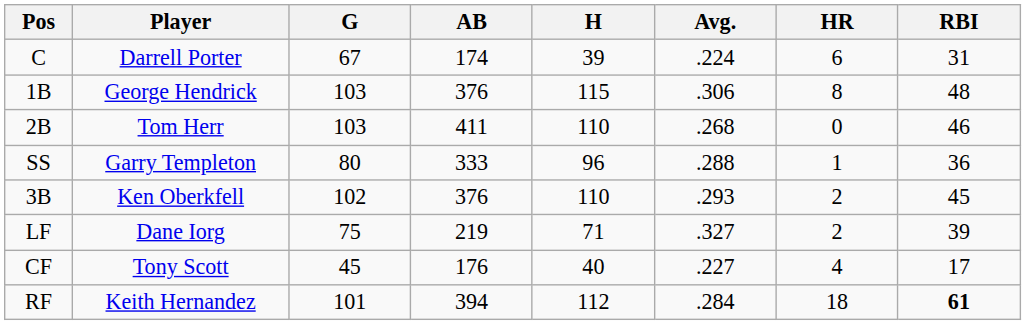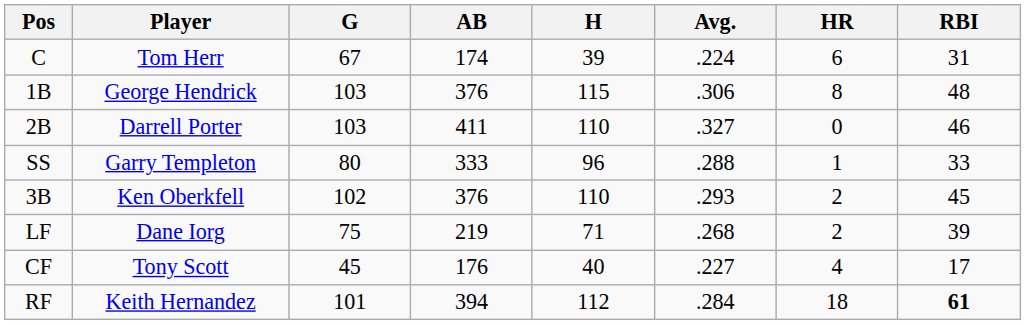(181, 57) Darrell Porter -> (181, 57) Tom Herr
(181, 127) Tom Herr -> (181, 127) Darrell Porter
(715, 127) .268 -> (715, 127) .327
(959, 162) 36 -> (959, 162) 33
(715, 232) .327 -> (715, 232) .268
